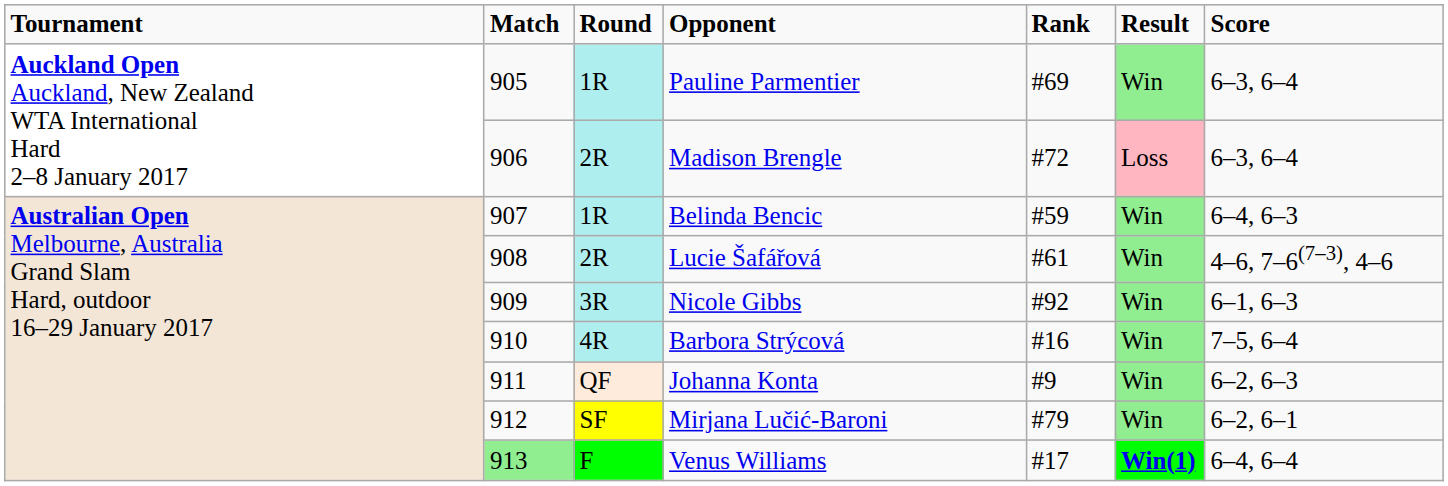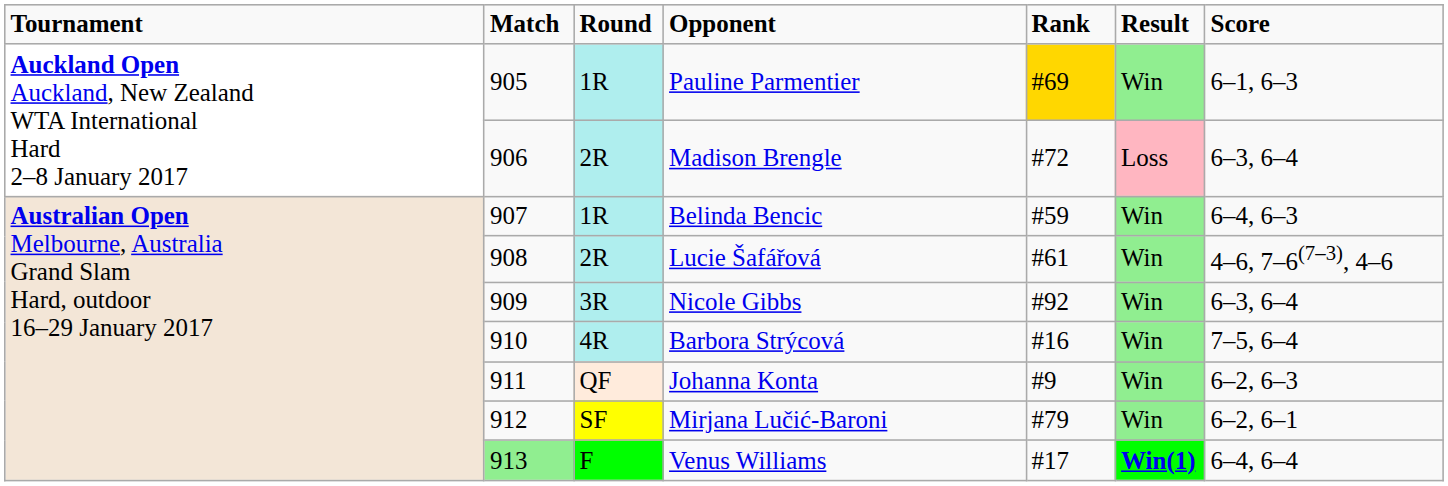(1050, 82) no background -> (1050, 82) gold background
(1254, 82) 6–3, 6–4 -> (1254, 82) 6–1, 6–3
(1254, 301) 6–1, 6–3 -> (1254, 301) 6–3, 6–4
